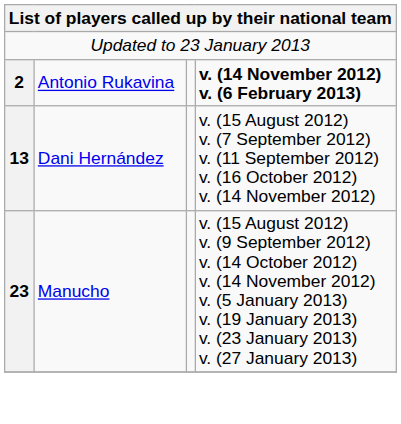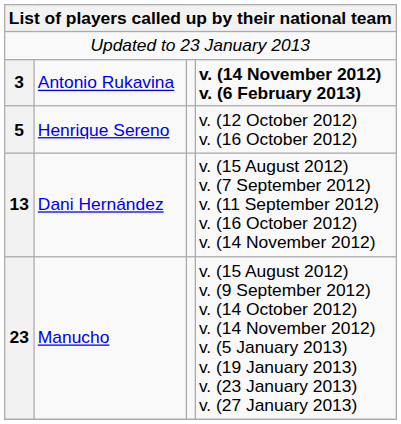(19, 82) 2 -> (19, 82) 3
+ row: (104, 129)
